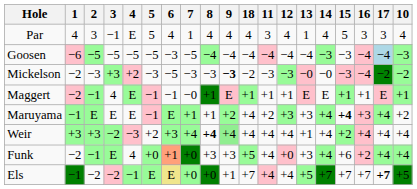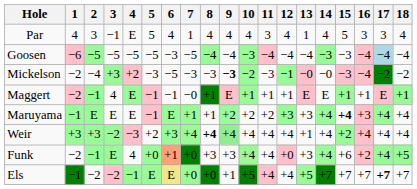columns swapped: (403, 14) <-> (248, 14)
(94, 74) −3 -> (94, 74) −4
(287, 74) −3 -> (287, 74) −1
